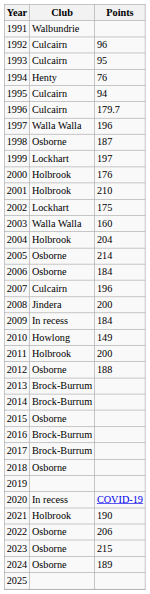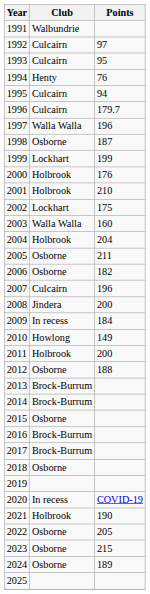(102, 45) 96 -> (102, 45) 97
(105, 158) 197 -> (105, 158) 199
(105, 256) 214 -> (104, 256) 211
(105, 272) 184 -> (105, 272) 182
(105, 532) 206 -> (105, 532) 205
